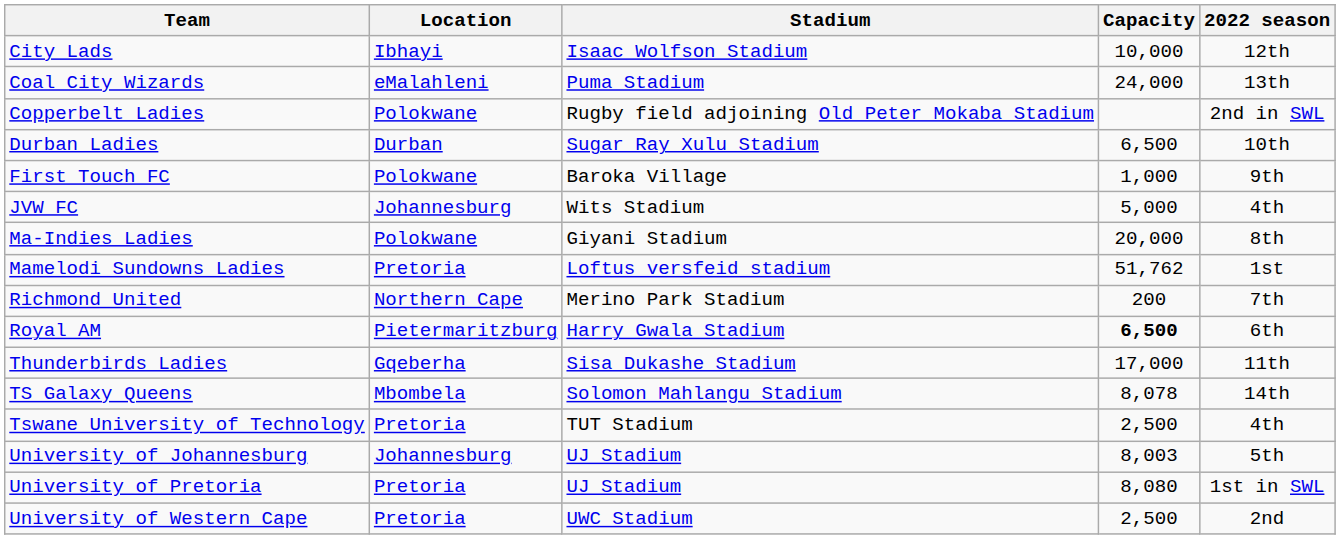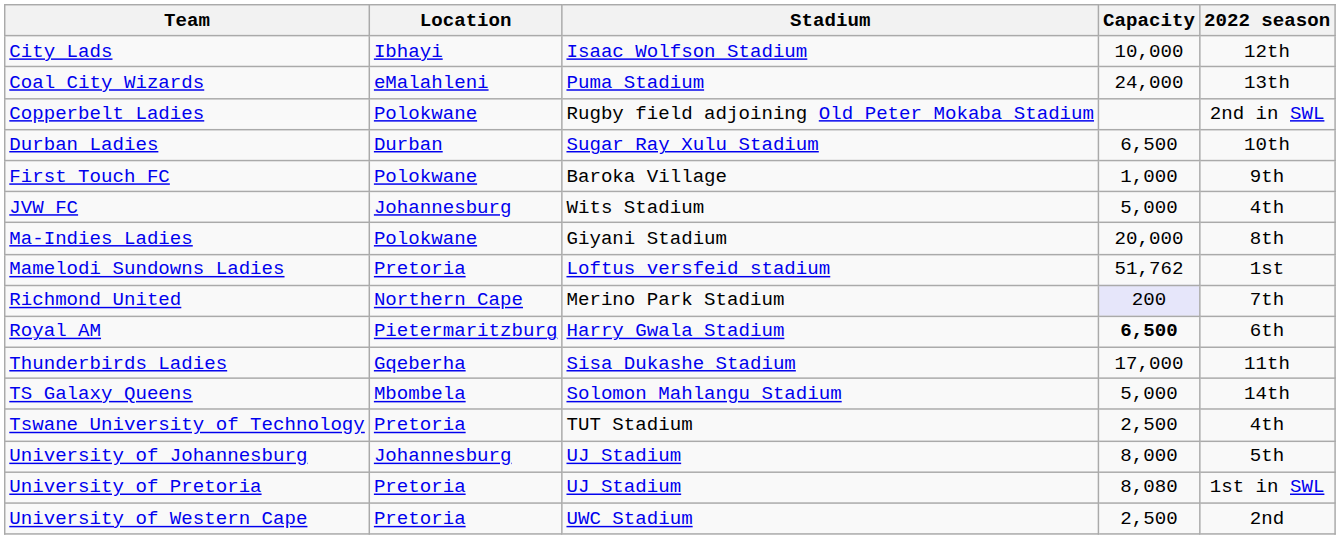(1149, 301) no background -> (1149, 301) lavender background
(1149, 394) 8,078 -> (1149, 394) 5,000
(1149, 456) 8,003 -> (1149, 456) 8,000
